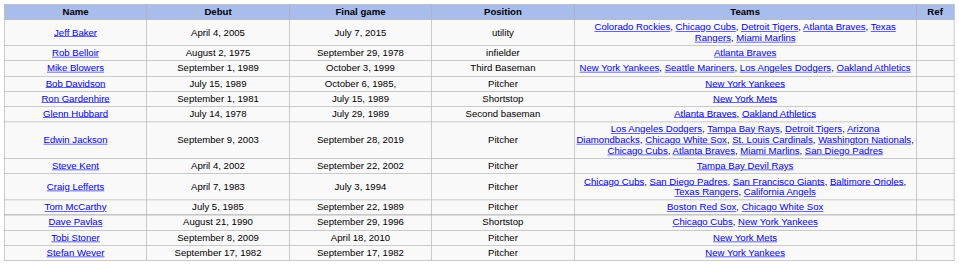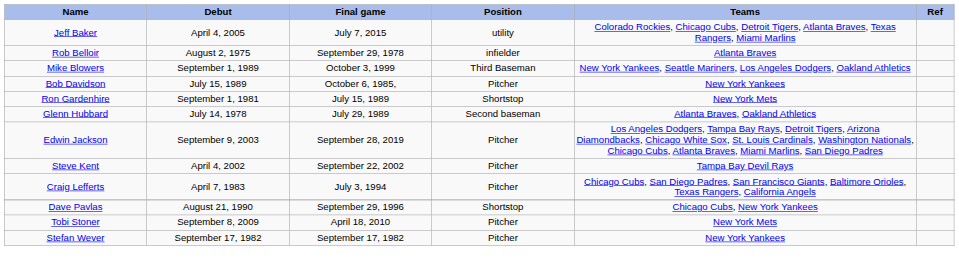- row: (76, 207)
